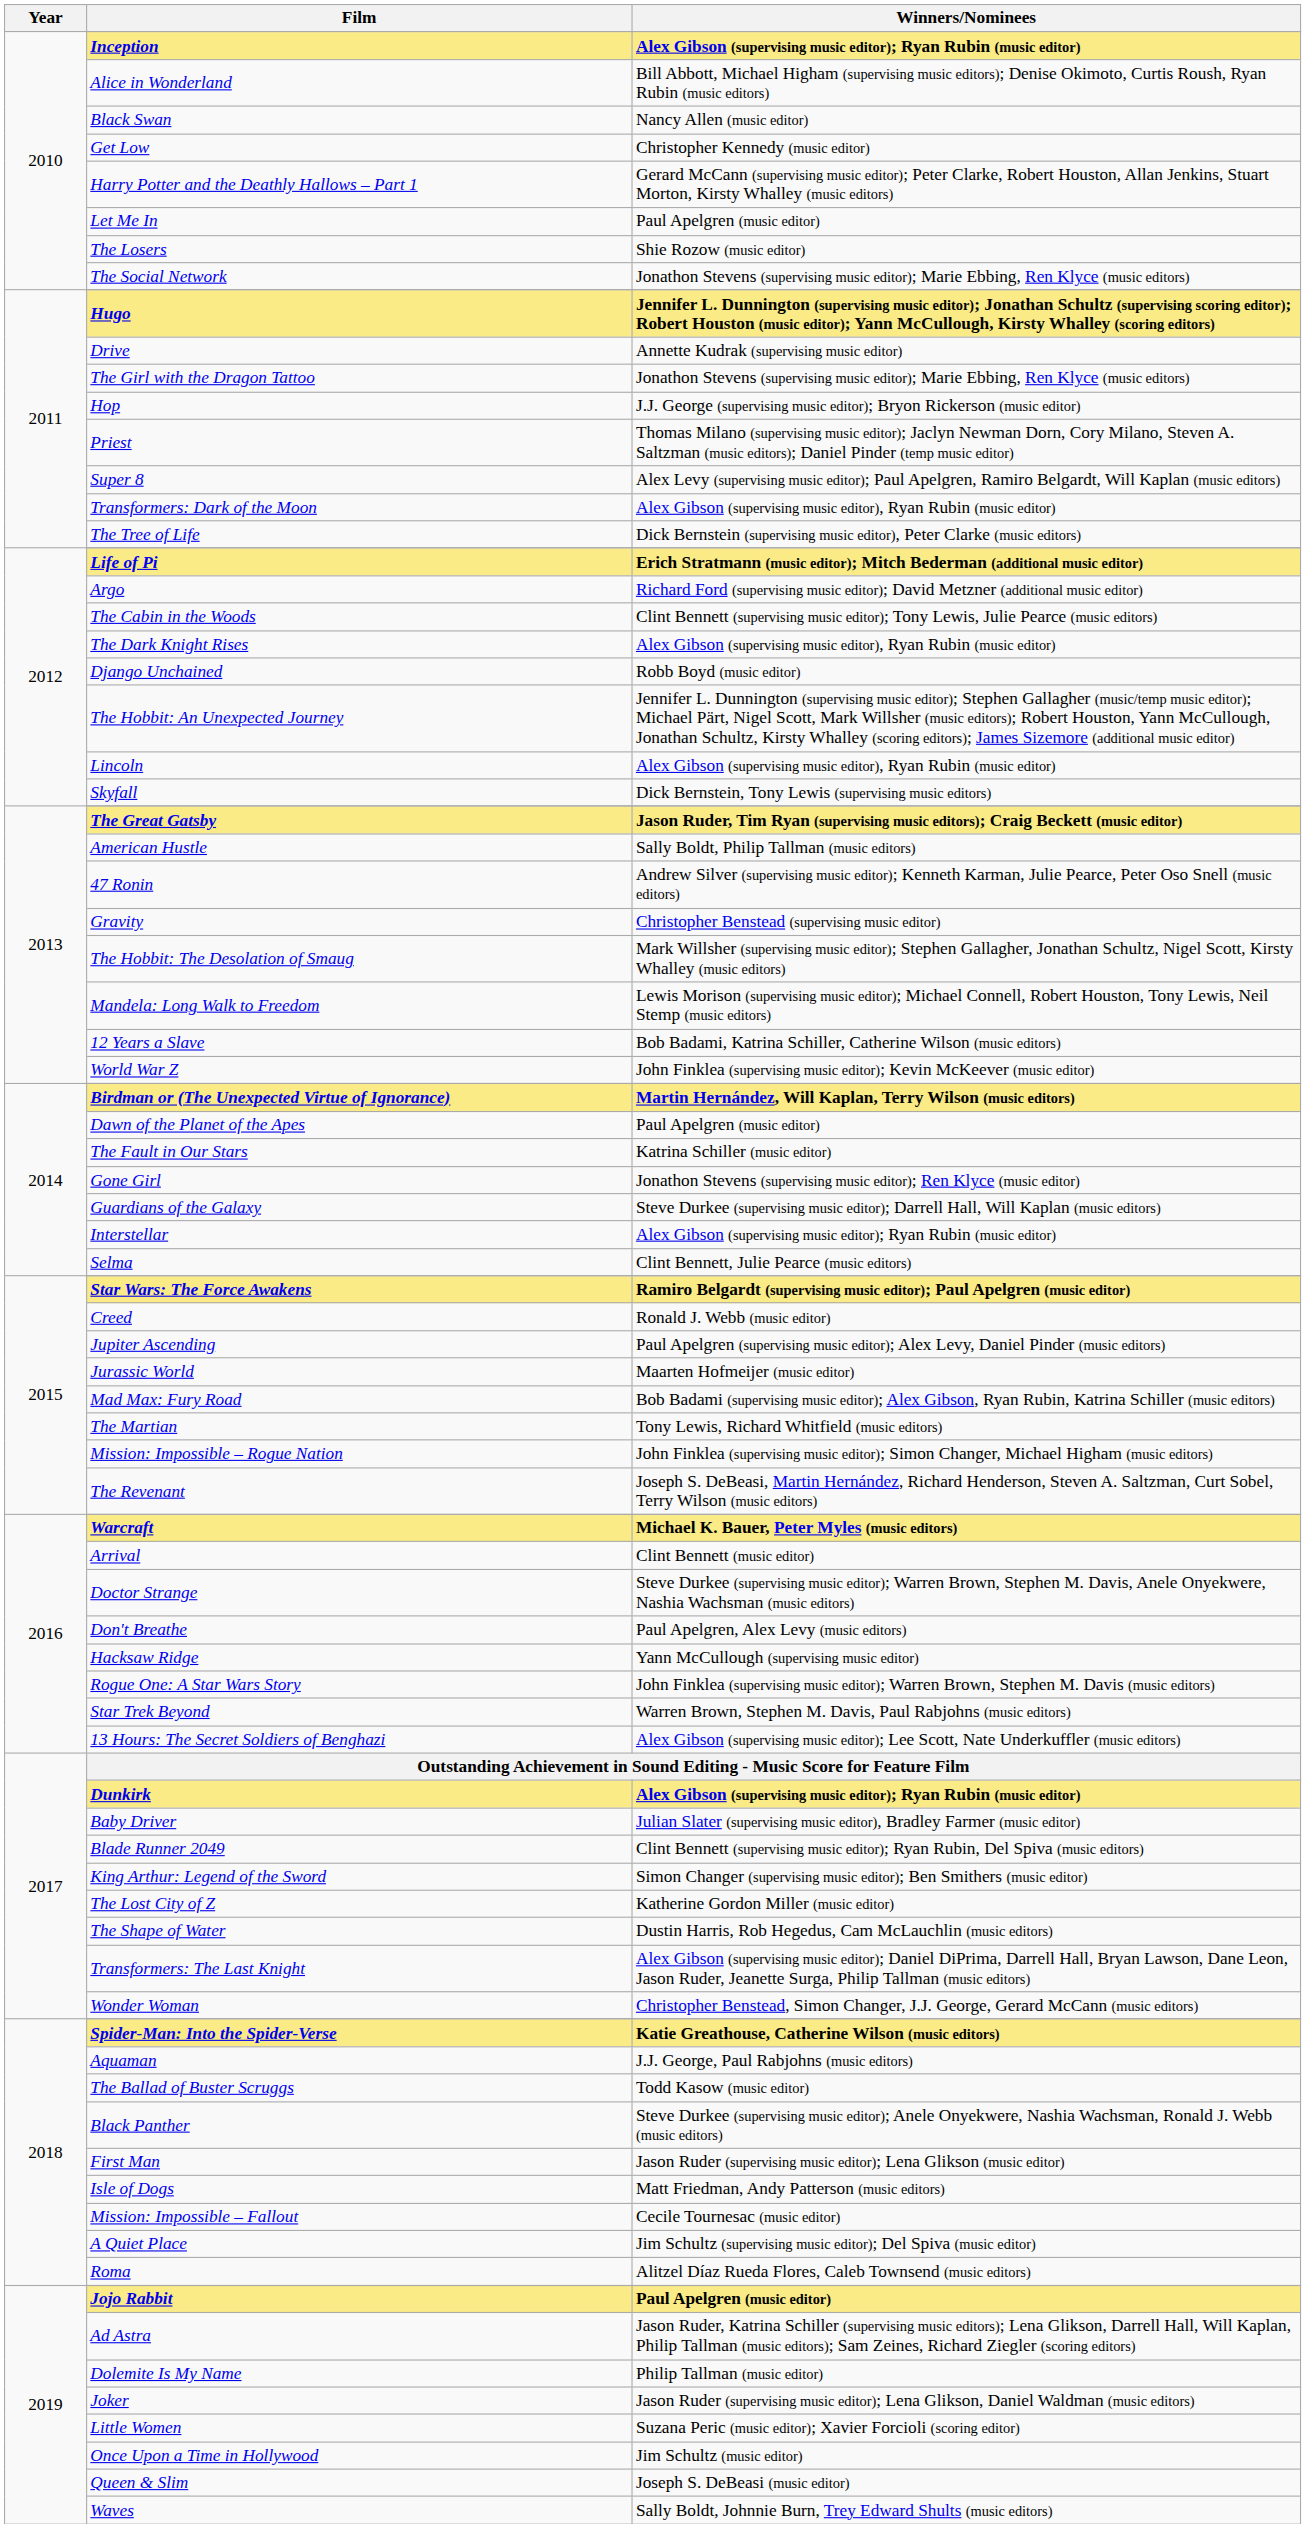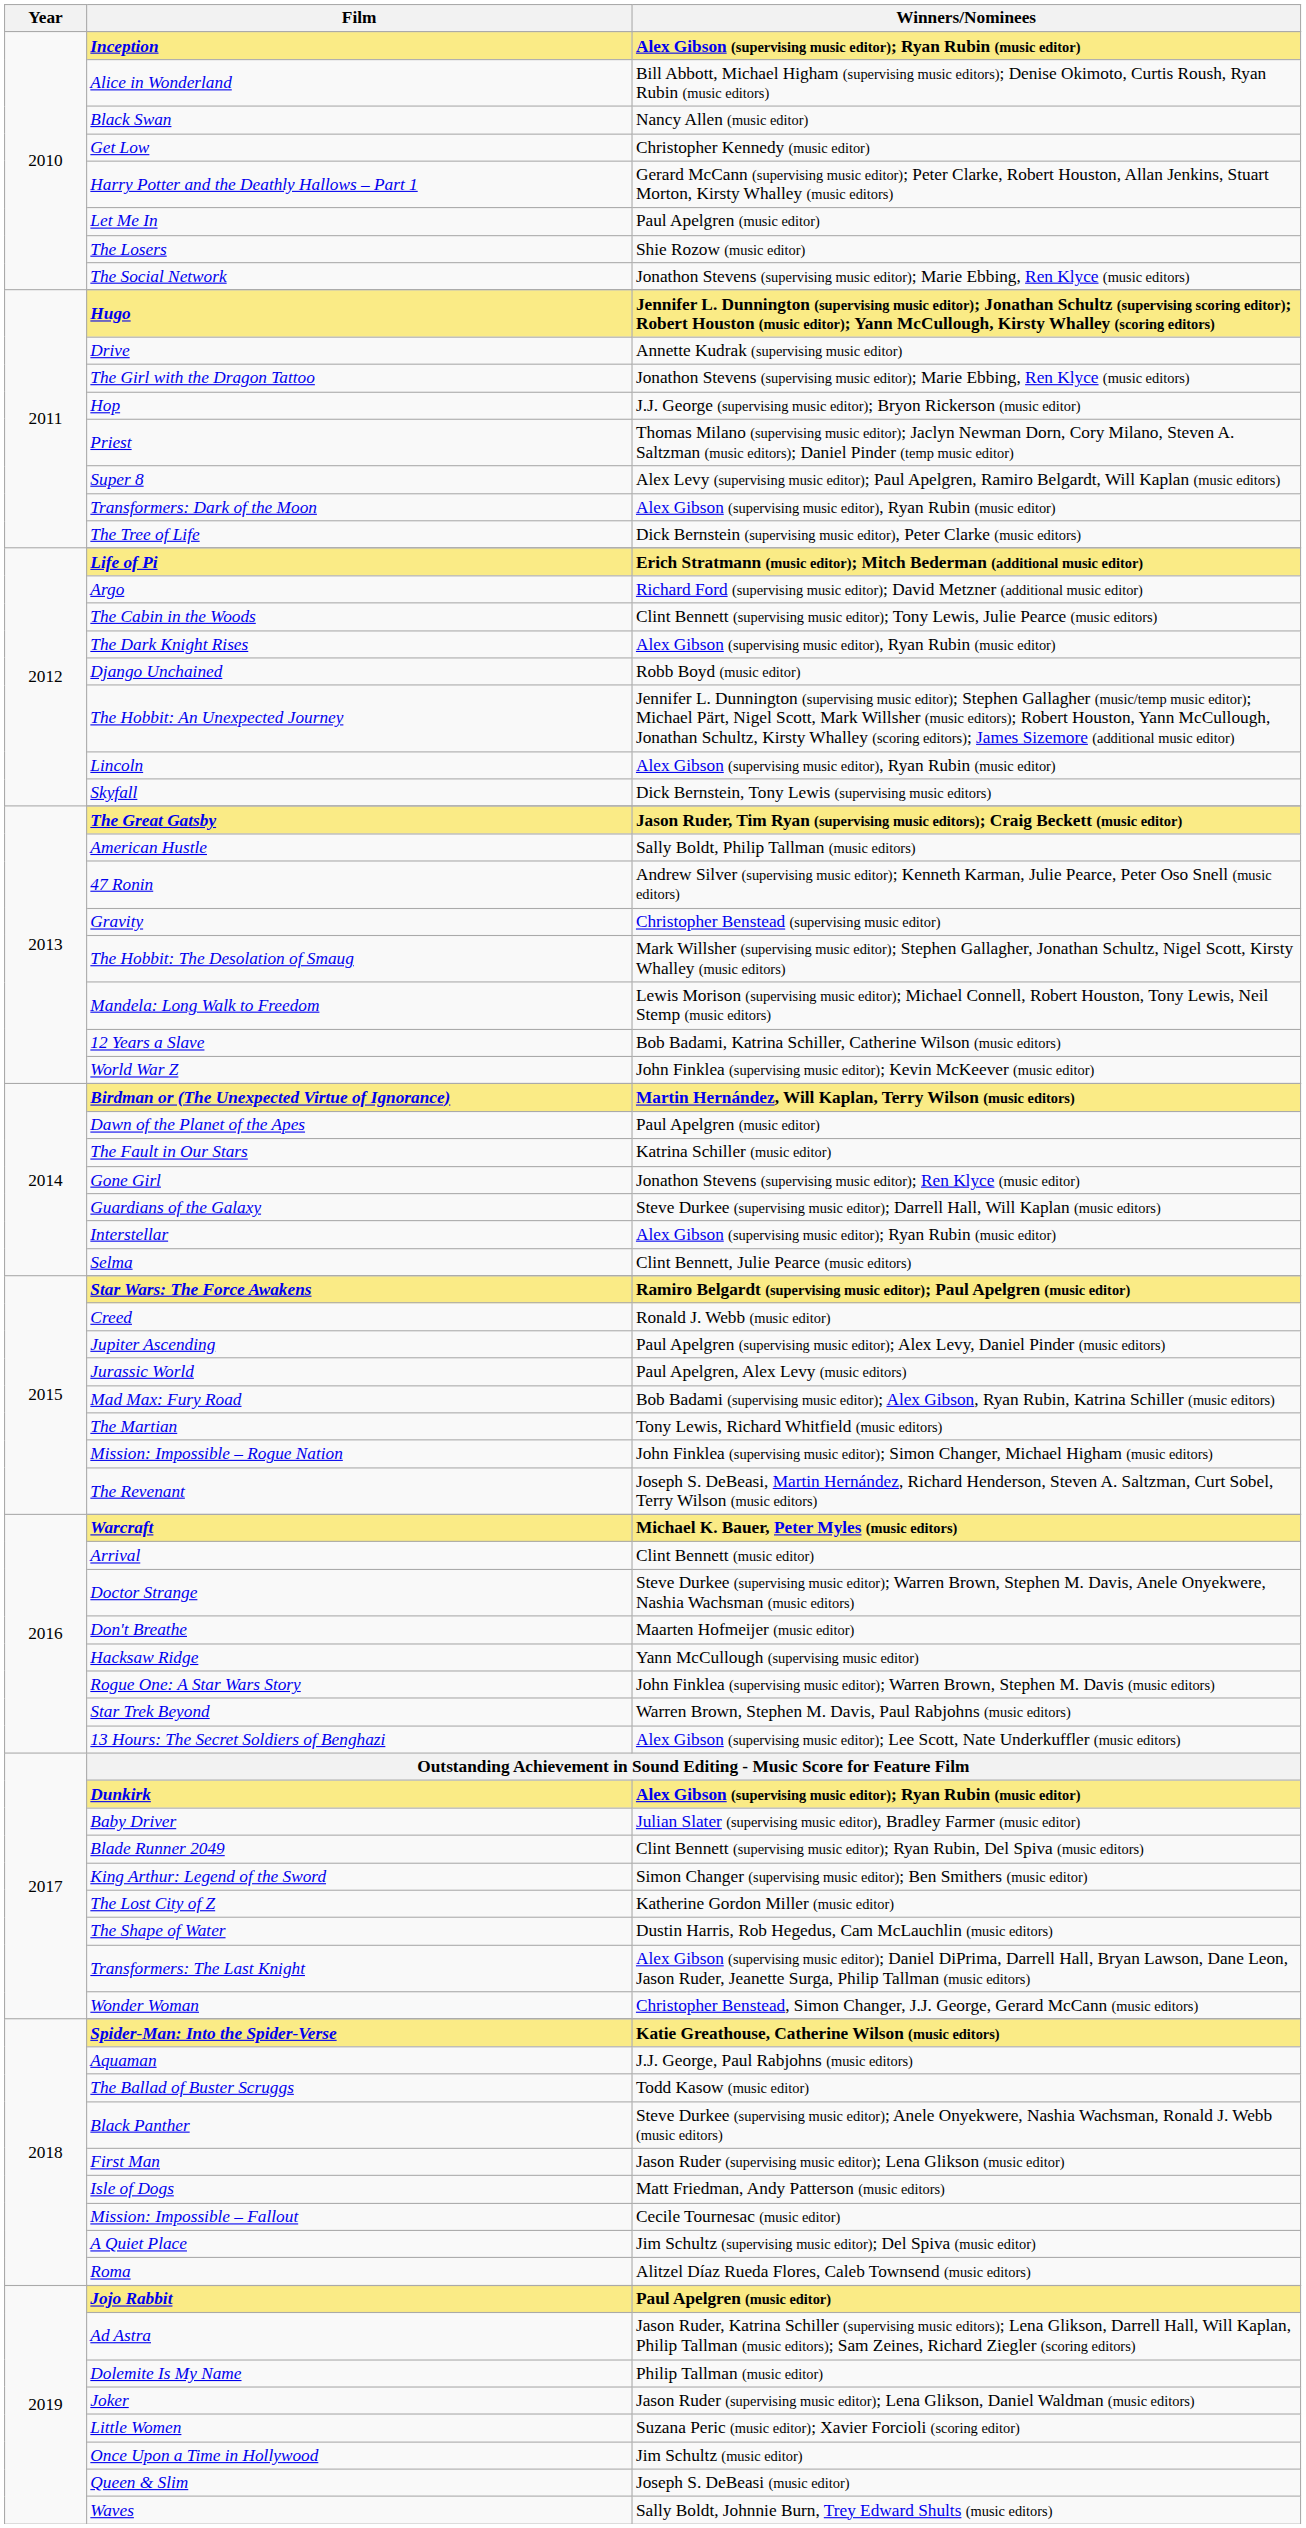(745, 1371) Maarten Hofmeijer (music editor) -> (771, 1371) Paul Apelgren, Alex Levy (music editors)
(771, 1629) Paul Apelgren, Alex Levy (music editors) -> (745, 1629) Maarten Hofmeijer (music editor)
